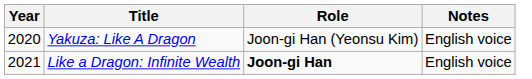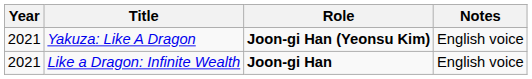(24, 39) 2020 -> (24, 39) 2021
(333, 39) normal -> (339, 39) bold
